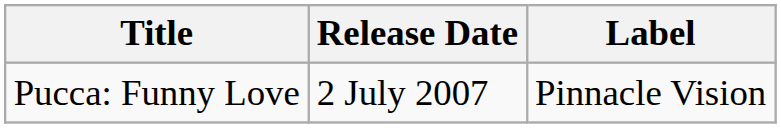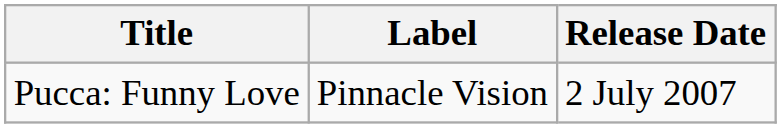columns swapped: (651, 33) <-> (417, 33)
